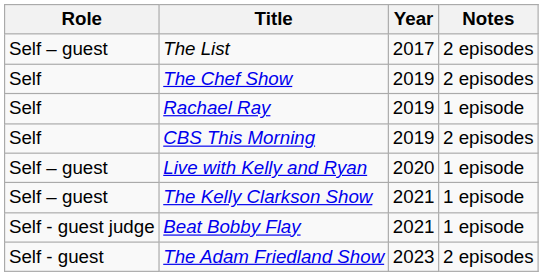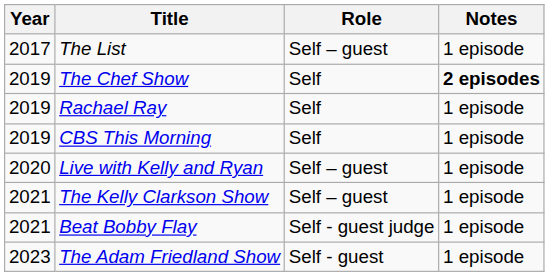columns swapped: (414, 19) <-> (82, 19)
(488, 49) 2 episodes -> (484, 49) 1 episode
(488, 78) normal -> (491, 78) bold
(488, 138) 2 episodes -> (484, 138) 1 episode
(488, 256) 2 episodes -> (484, 256) 1 episode
